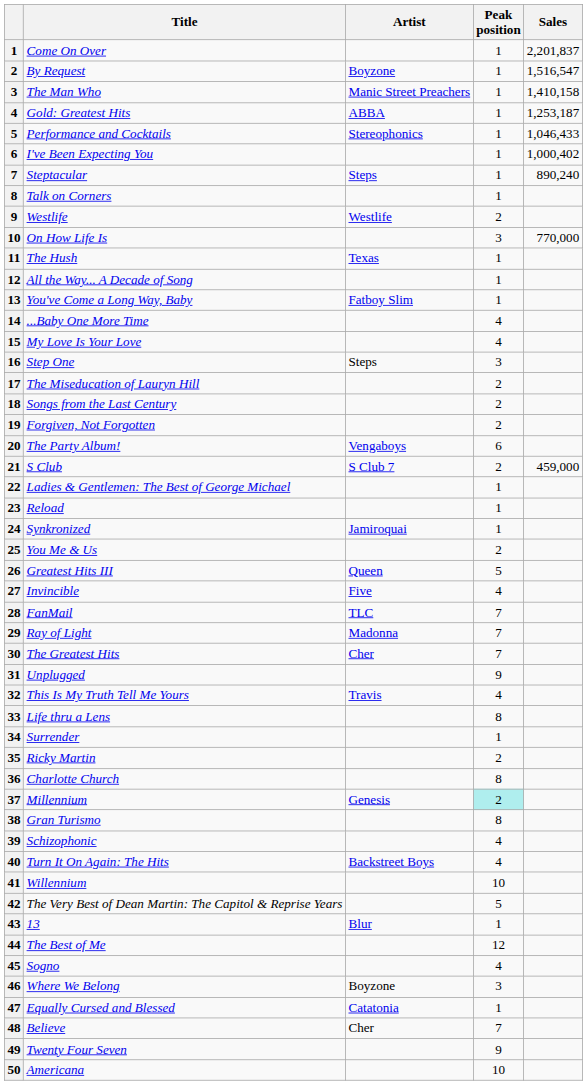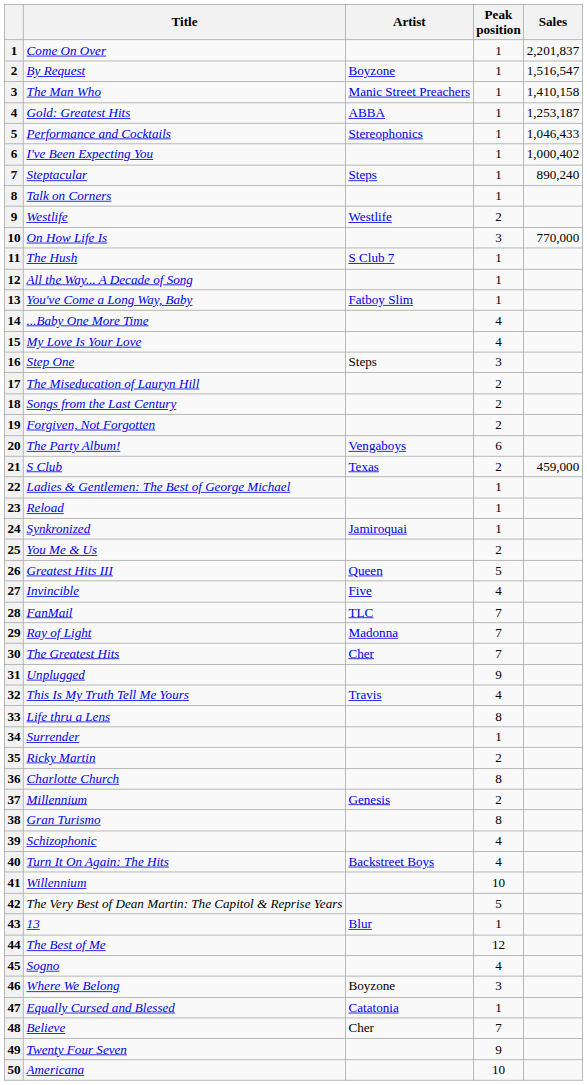(364, 258) Texas -> (371, 258) S Club 7
(371, 466) S Club 7 -> (364, 466) Texas
(498, 799) paleturquoise background -> (498, 799) no background
